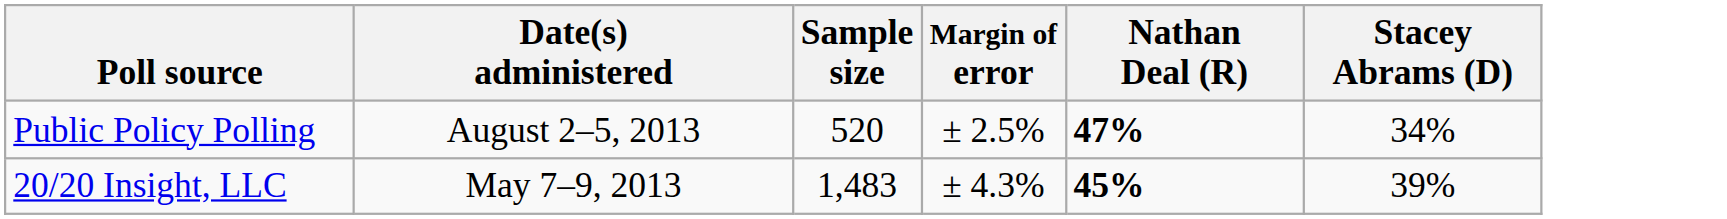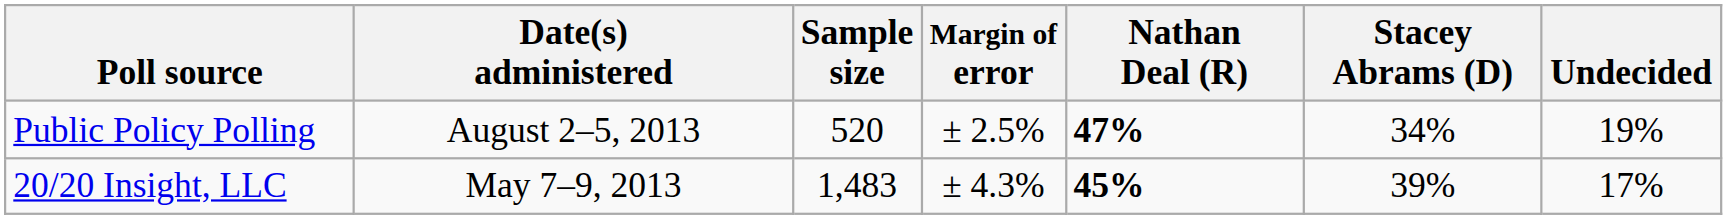+ column: (1631, 72)
